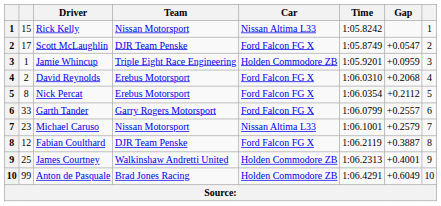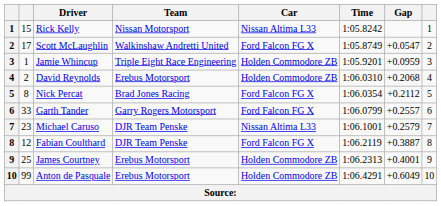(151, 45) DJR Team Penske -> (172, 45) Walkinshaw Andretti United
(277, 77) Ford Falcon FG X -> (289, 77) Holden Commodore ZB
(152, 94) Erebus Motorsport -> (152, 94) Brad Jones Racing
(152, 126) Nissan Motorsport -> (151, 126) DJR Team Penske
(172, 159) Walkinshaw Andretti United -> (152, 159) Erebus Motorsport
(152, 176) Brad Jones Racing -> (152, 176) Erebus Motorsport
